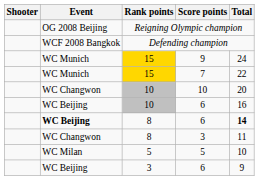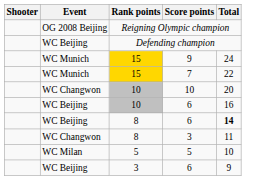(81, 43) WCF 2008 Bangkok -> (65, 43) WC Beijing
(66, 121) bold -> (65, 121) normal
